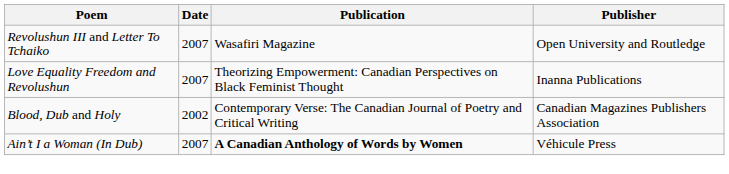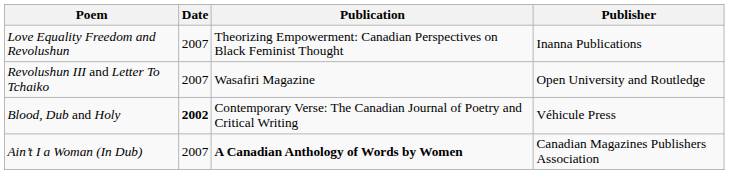rows swapped: (82, 79) <-> (84, 43)
(195, 115) normal -> (195, 115) bold
(621, 115) Canadian Magazines Publishers Association -> (576, 115) Véhicule Press
(576, 144) Véhicule Press -> (621, 151) Canadian Magazines Publishers Association
